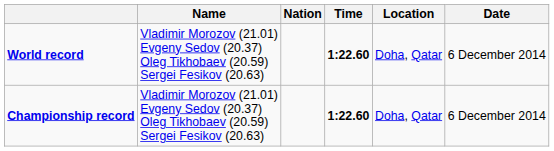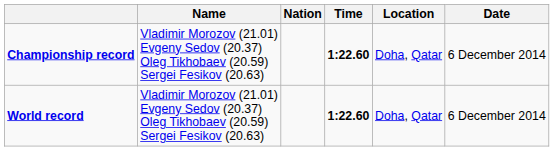rows swapped: (45, 54) <-> (71, 115)
